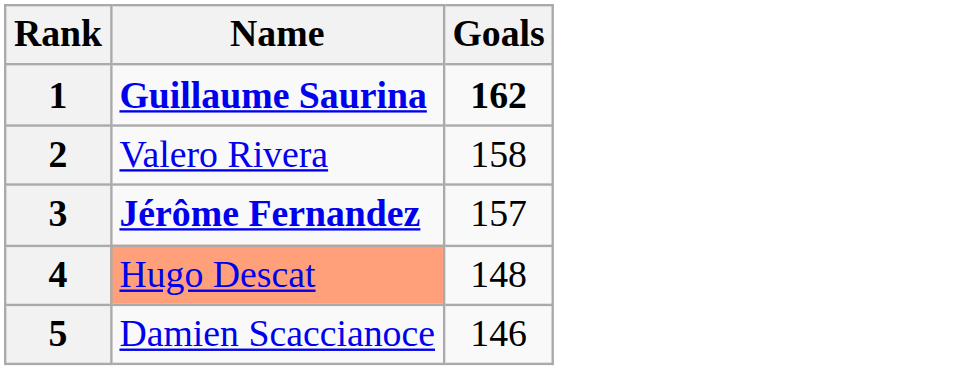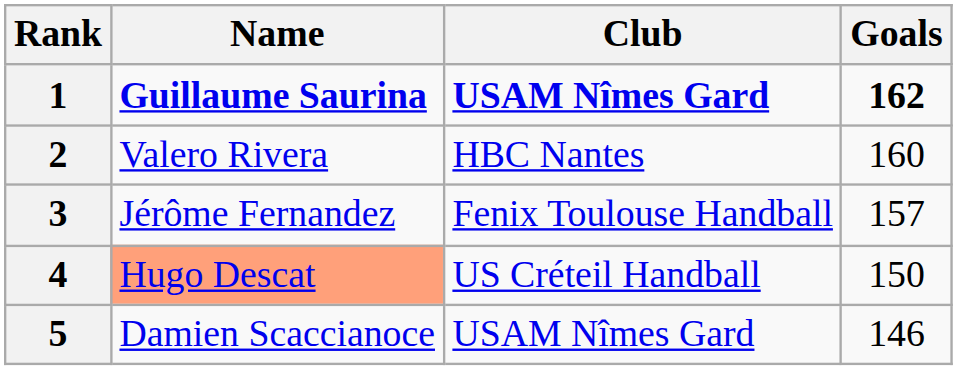+ column: (643, 34)
(499, 154) 158 -> (896, 154) 160
(270, 214) bold -> (257, 214) normal
(499, 273) 148 -> (896, 273) 150
